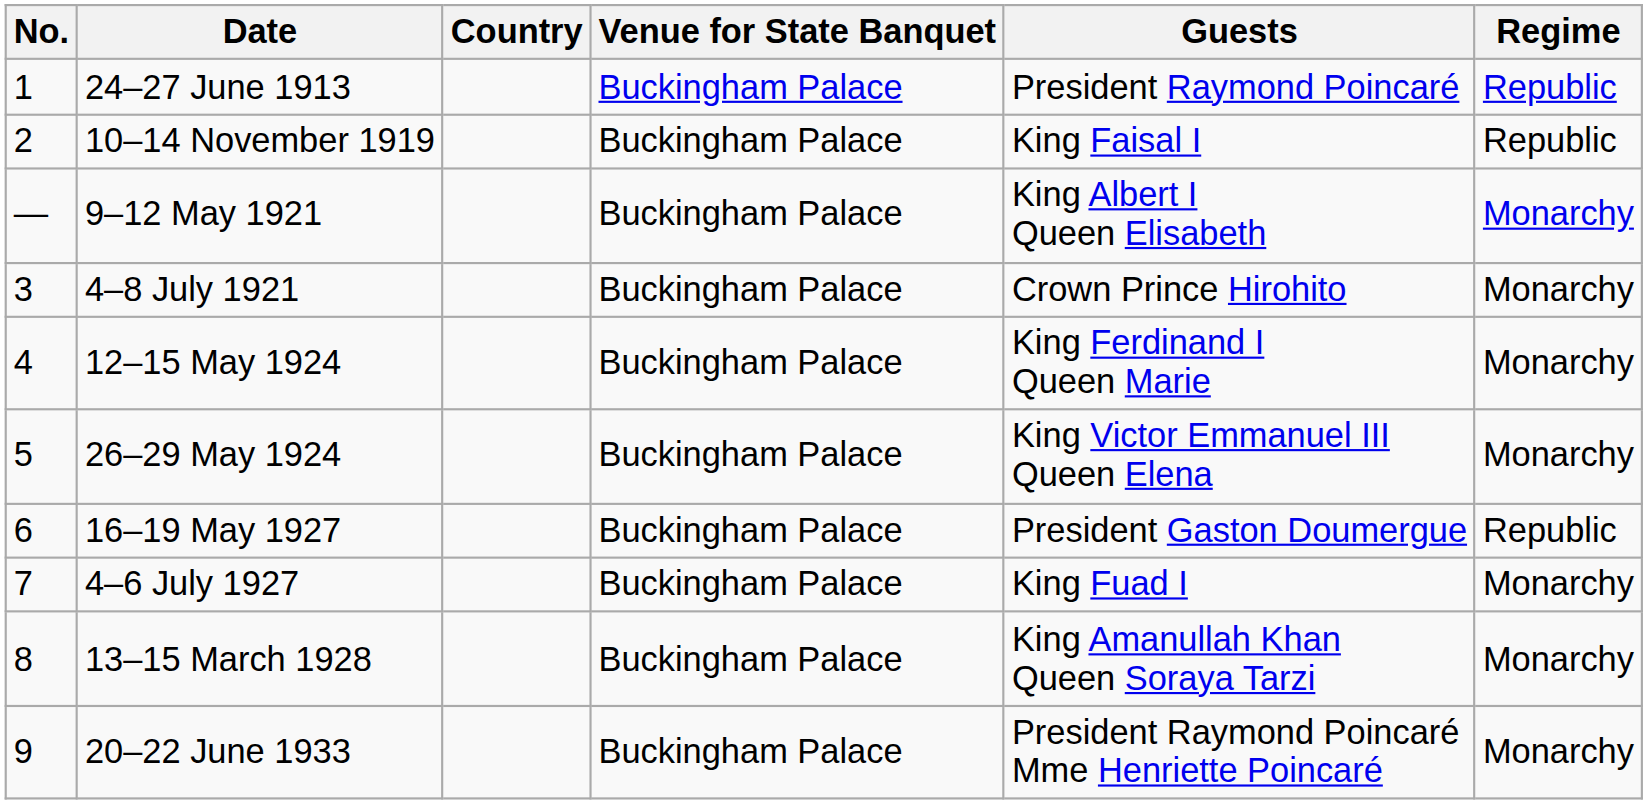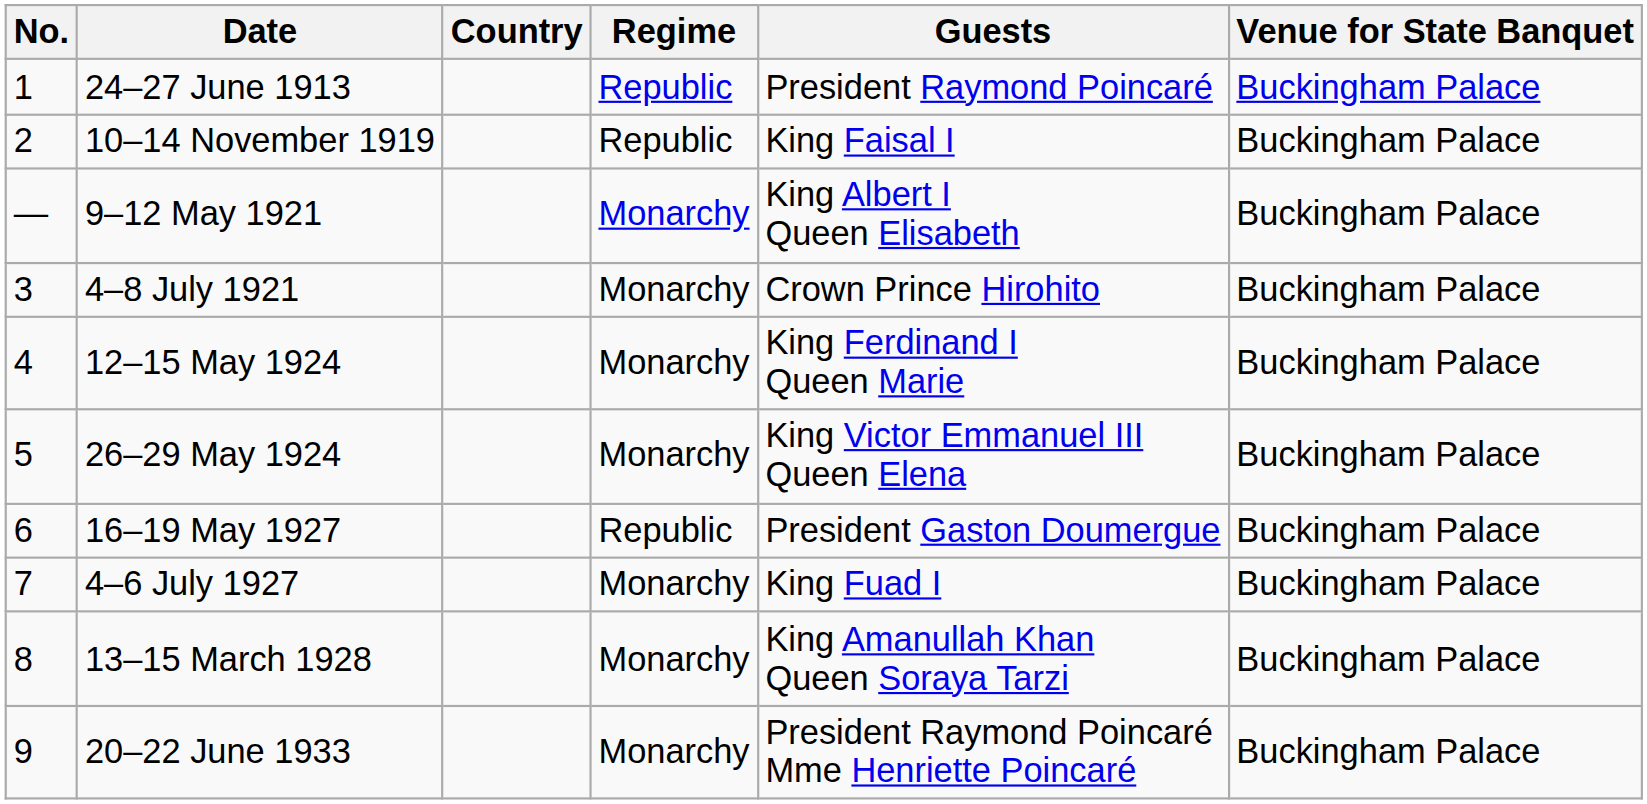columns swapped: (1558, 31) <-> (797, 31)
